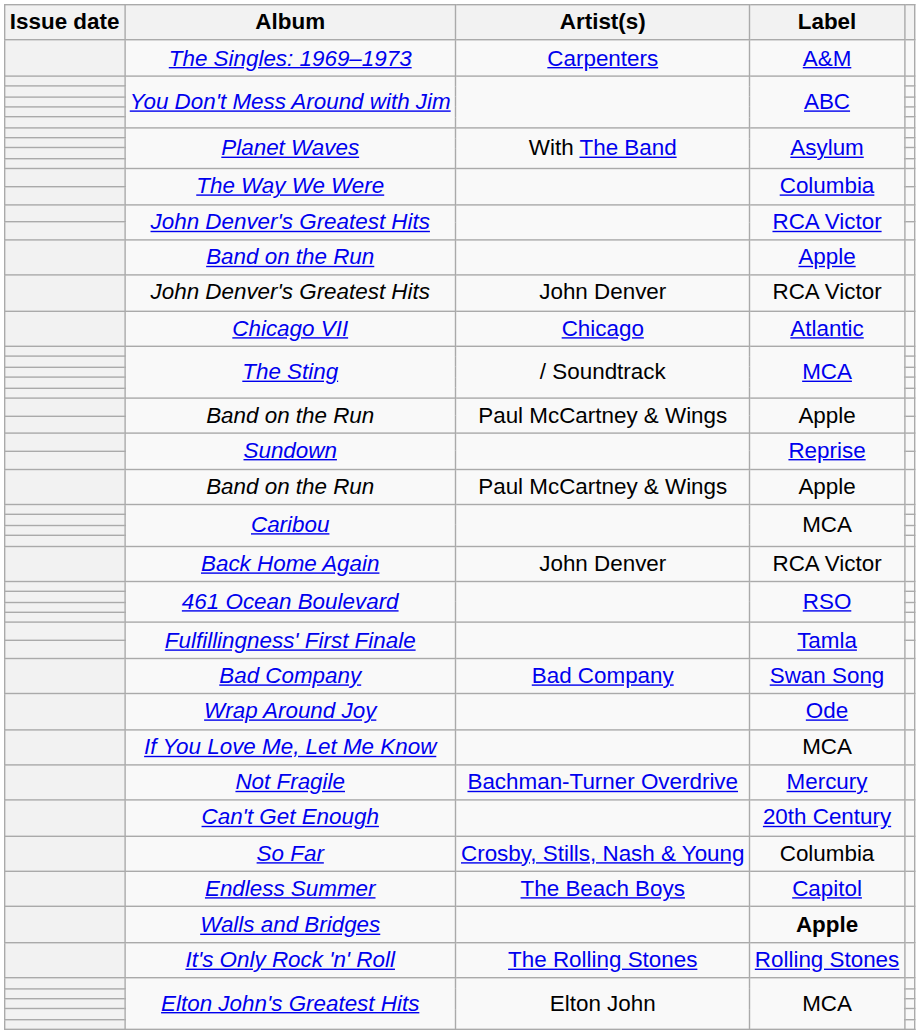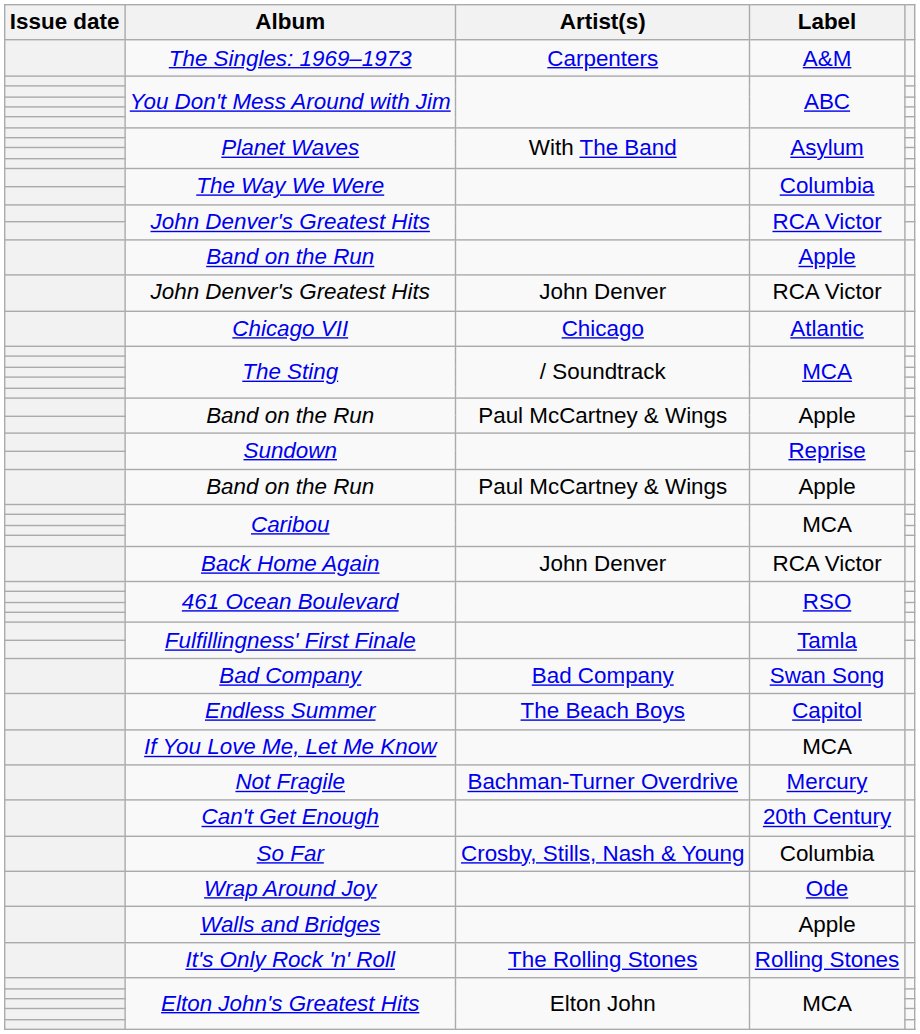rows swapped: (290, 888) <-> (290, 711)
(827, 924) bold -> (827, 924) normal
